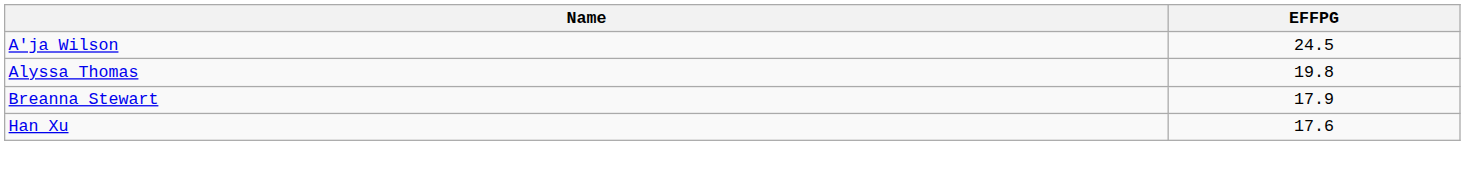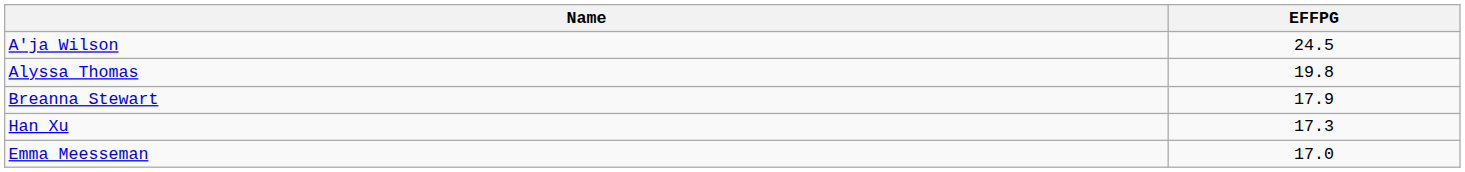(1314, 127) 17.6 -> (1314, 127) 17.3
+ row: (78, 154)
